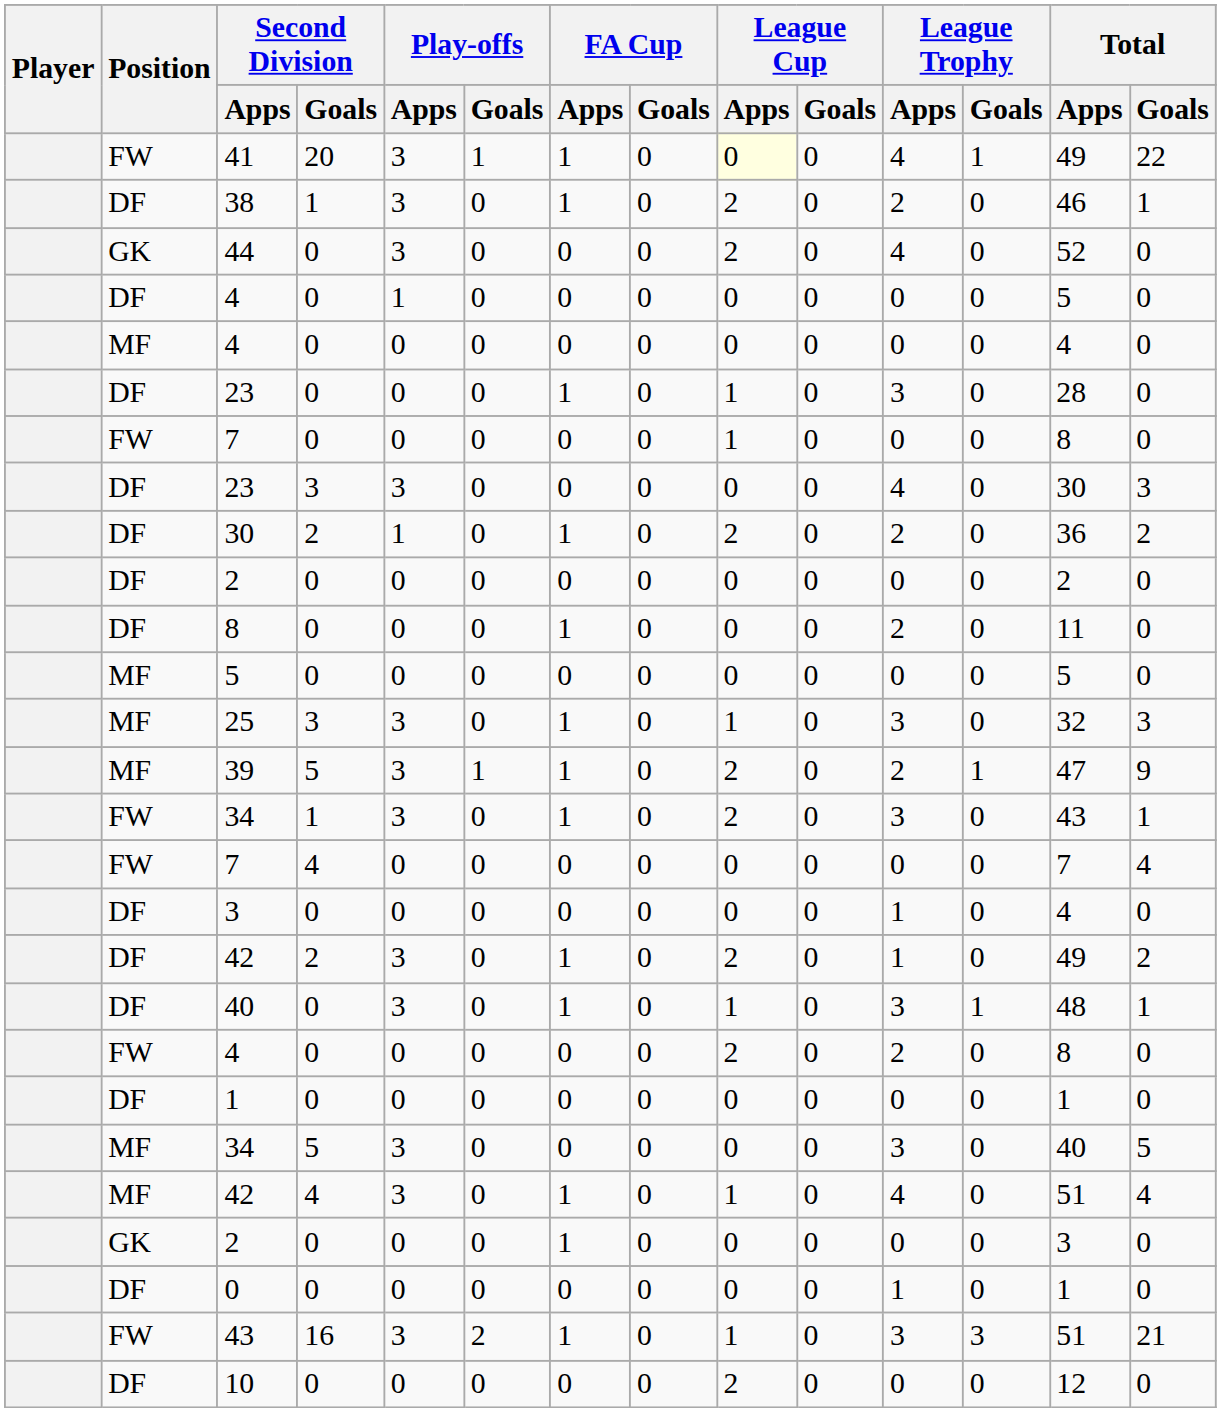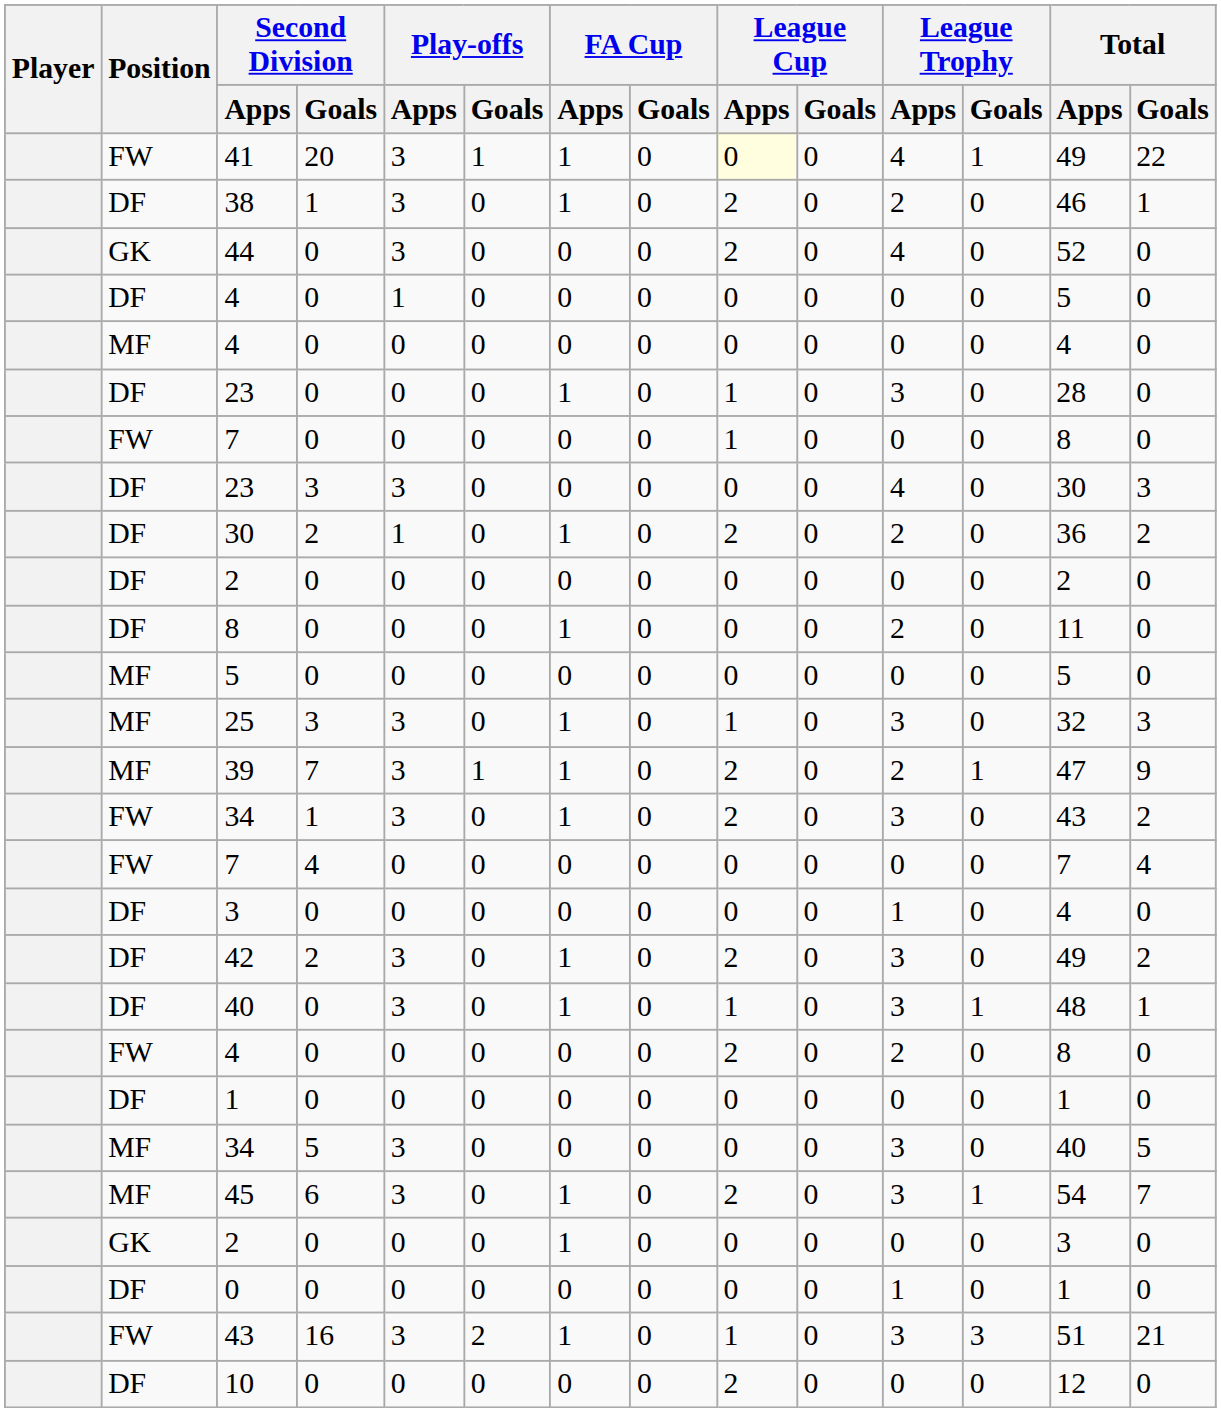(312, 769) 5 -> (312, 769) 7
(1144, 816) 1 -> (1144, 816) 2
(897, 958) 1 -> (897, 958) 3
+ row: (130, 1194)
- row: (130, 1194)
